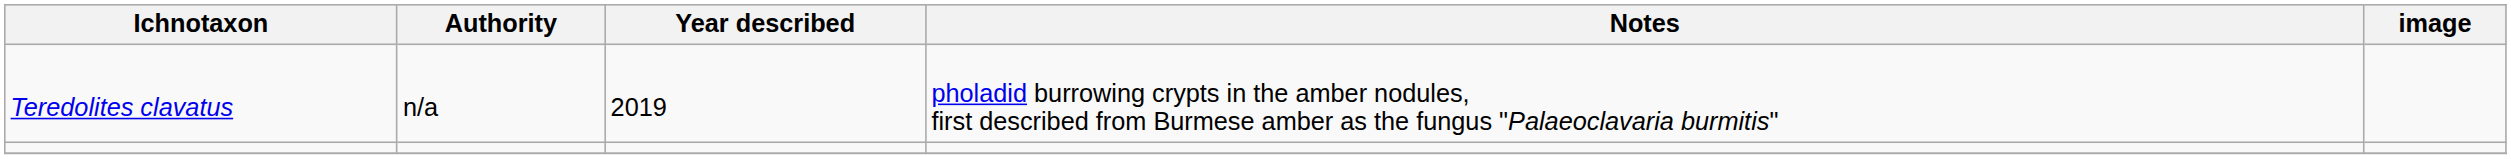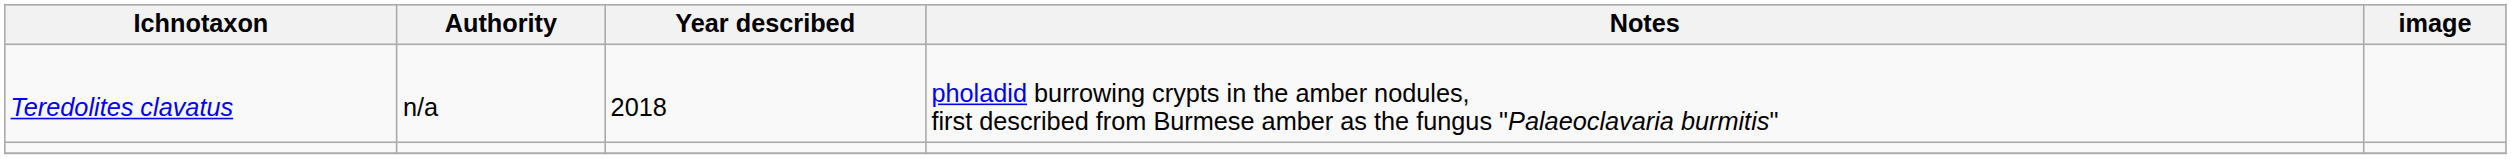(639, 107) 2019 -> (639, 107) 2018
